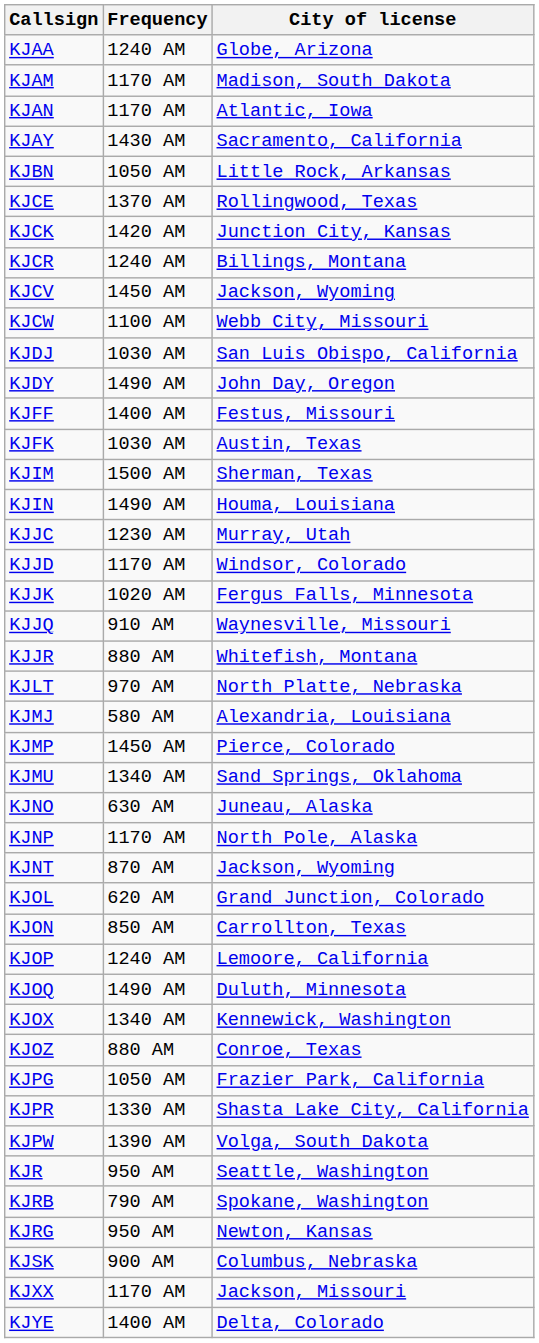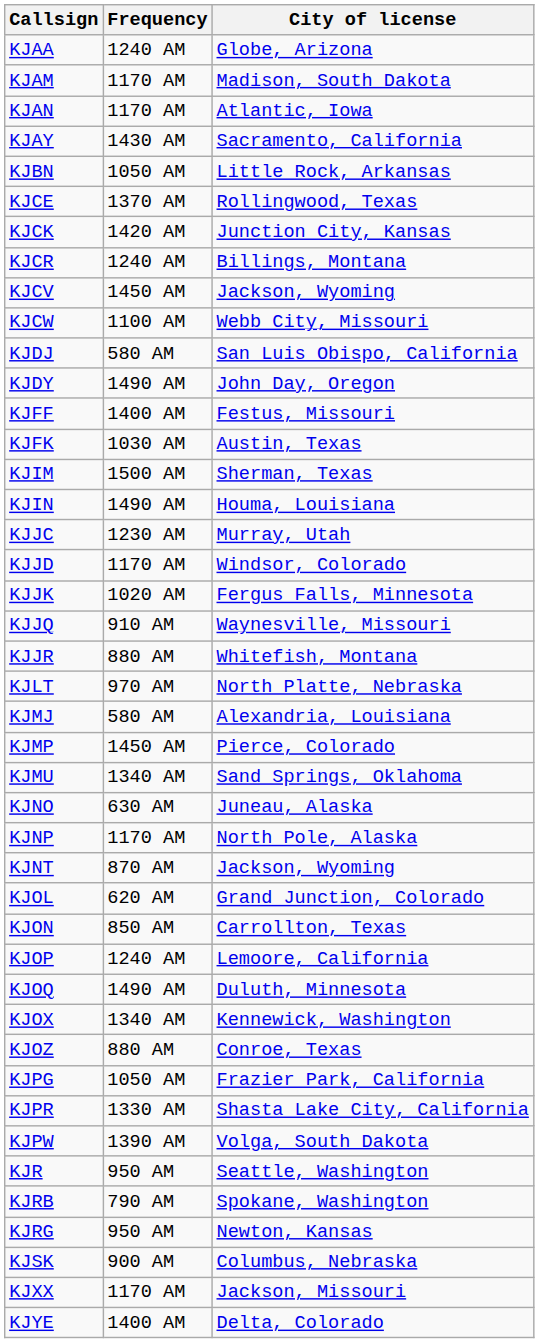(146, 353) 1030 AM -> (141, 353) 580 AM
